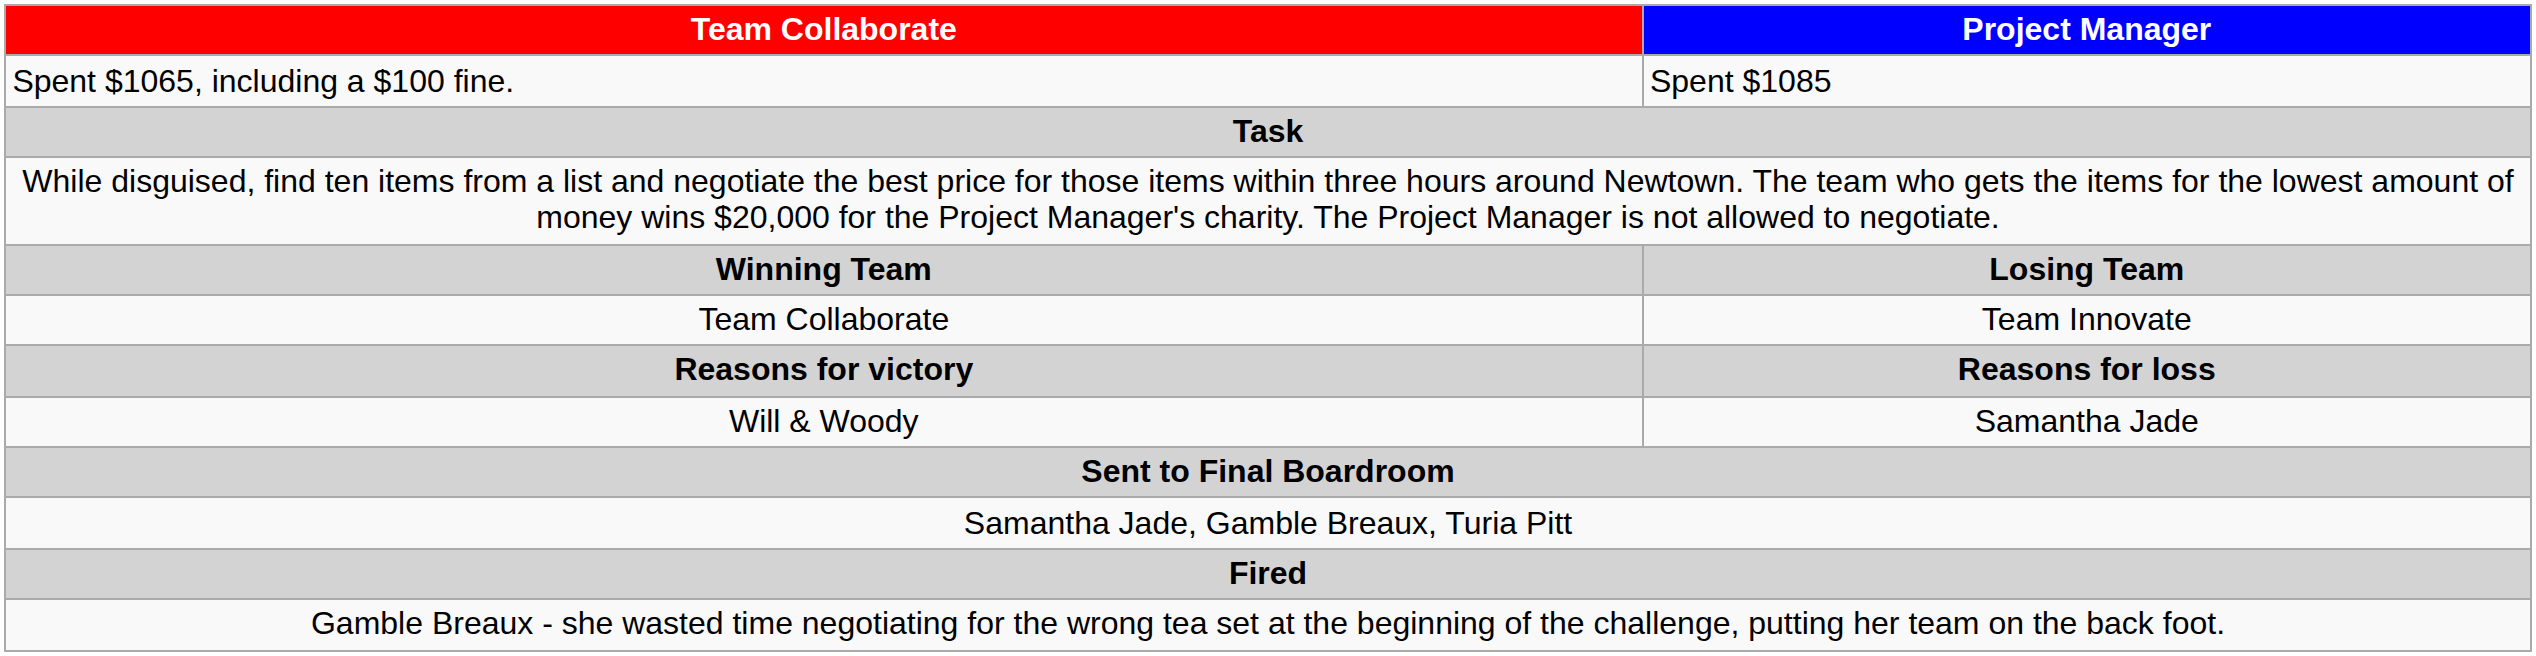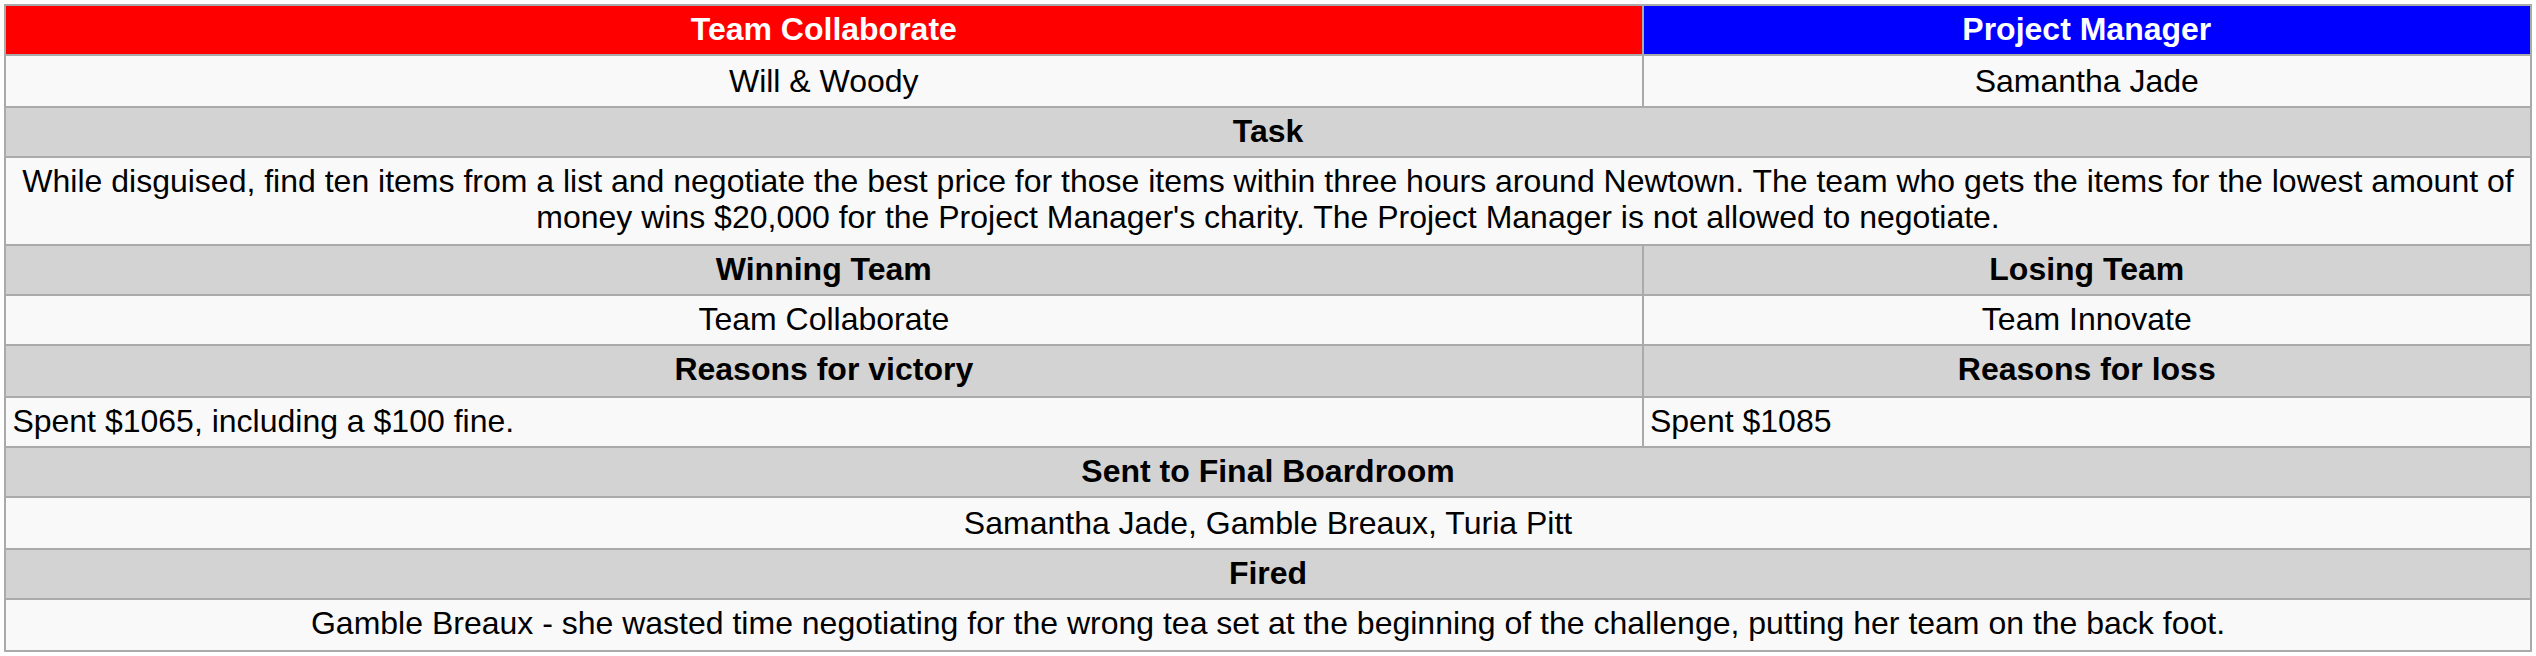rows swapped: (824, 421) <-> (263, 80)
